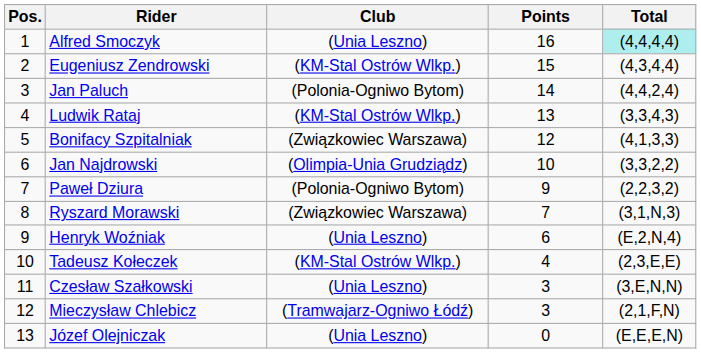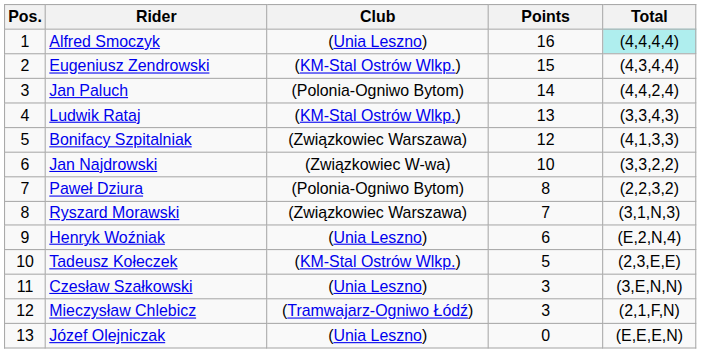(378, 164) (Olimpia-Unia Grudziądz) -> (378, 164) (Związkowiec W-wa)
(546, 188) 9 -> (546, 188) 8
(546, 262) 4 -> (546, 262) 5
